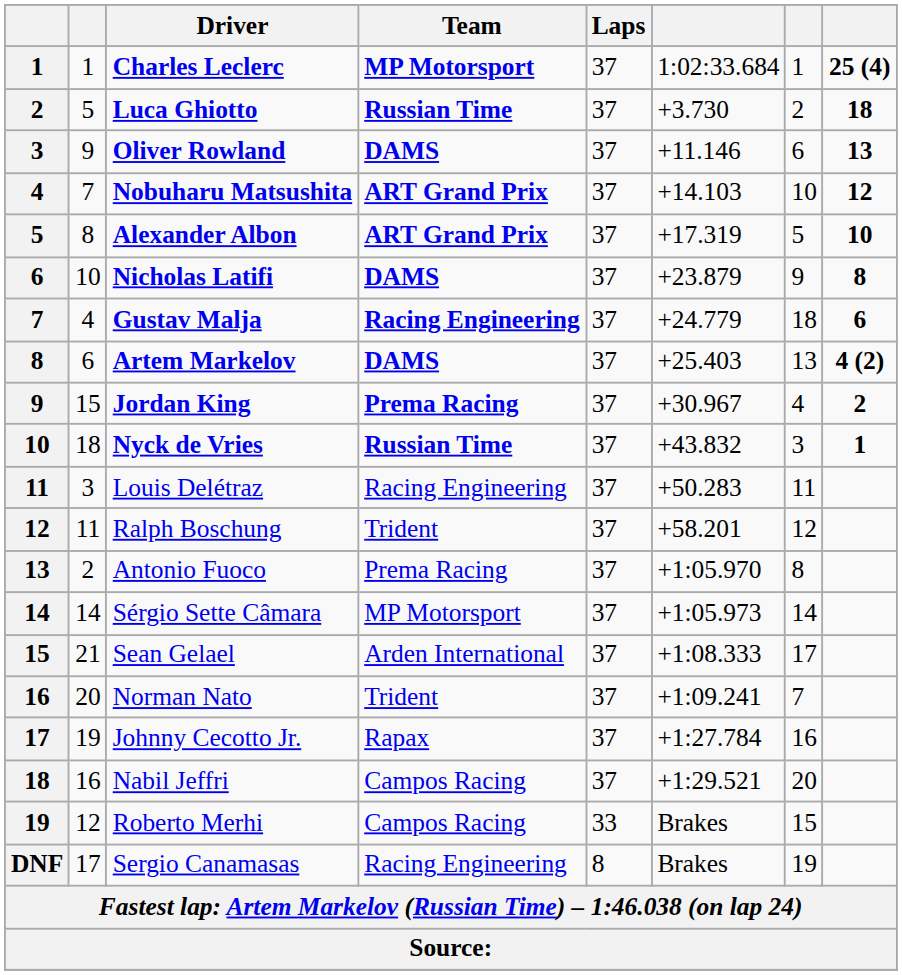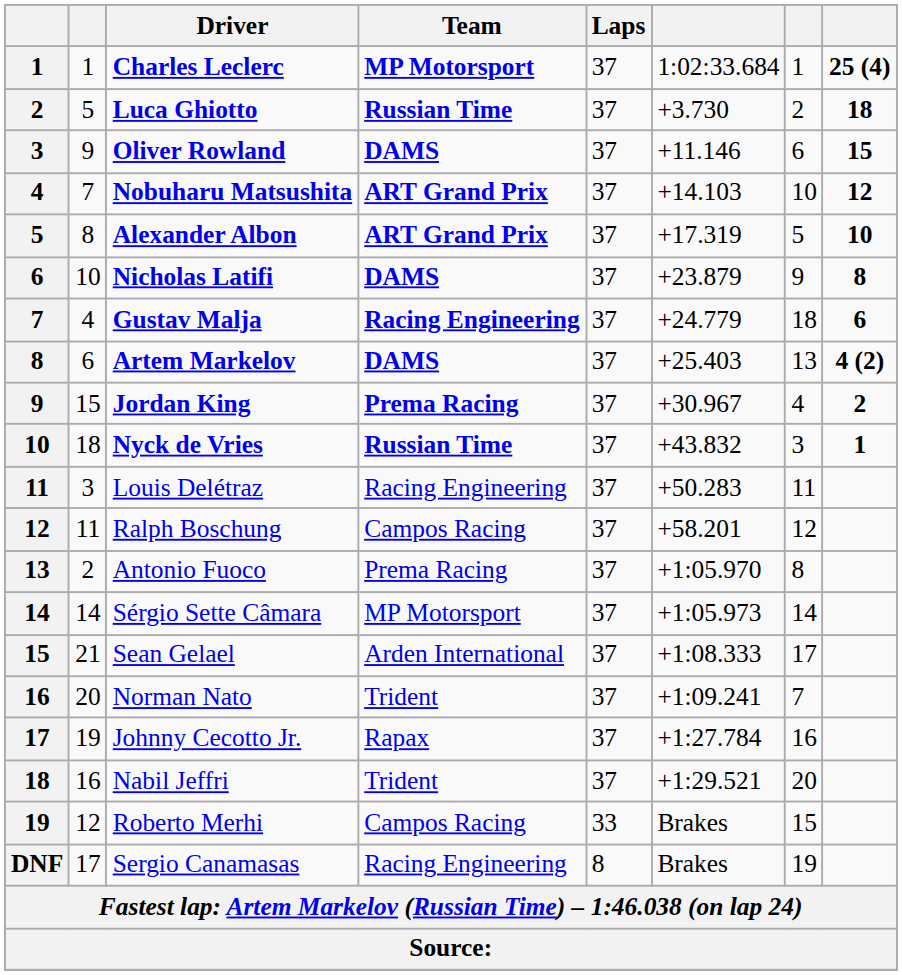(860, 150) 13 -> (860, 150) 15
(401, 528) Trident -> (445, 528) Campos Racing
(445, 780) Campos Racing -> (401, 780) Trident
